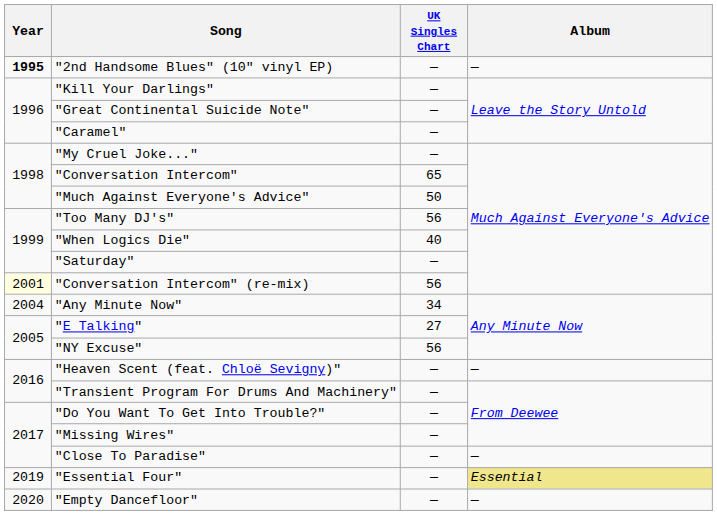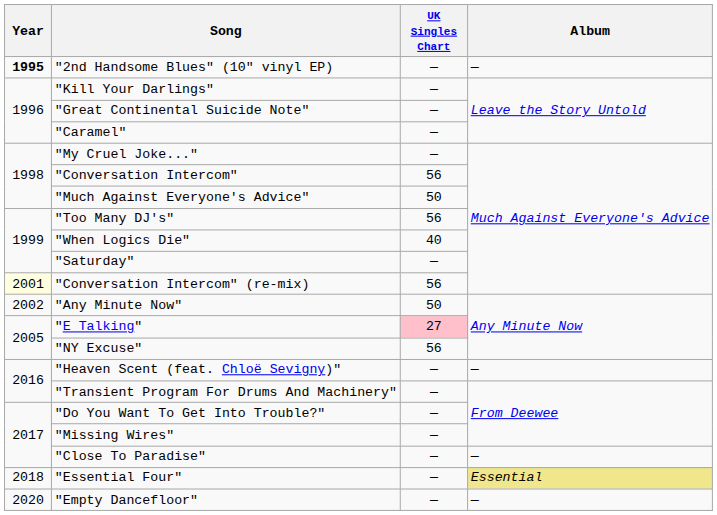(434, 176) 65 -> (434, 176) 56
(28, 305) 2004 -> (28, 305) 2002
(434, 305) 34 -> (434, 305) 50
(434, 327) no background -> (434, 327) pink background
(28, 478) 2019 -> (28, 478) 2018
